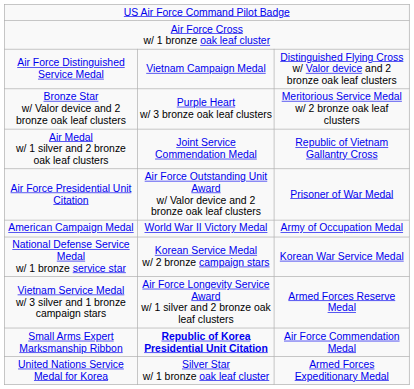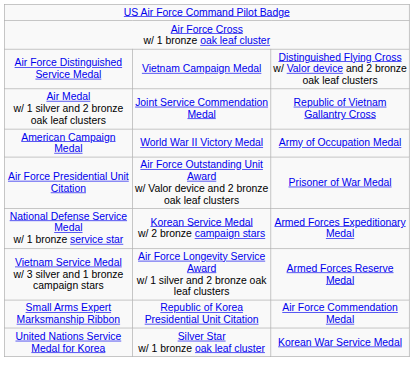- row: (71, 109)
rows swapped: (71, 194) <-> (71, 228)
(342, 256) Korean War Service Medal -> (340, 228) Armed Forces Expeditionary Medal
(206, 342) bold -> (202, 314) normal
(342, 370) Armed Forces Expeditionary Medal -> (340, 342) Korean War Service Medal
